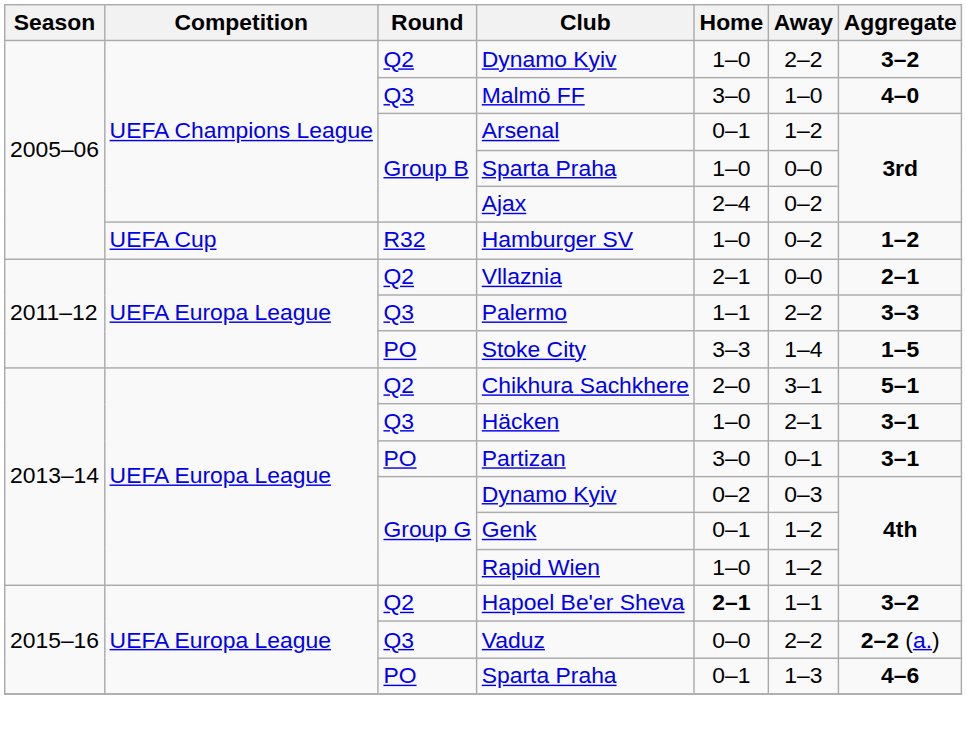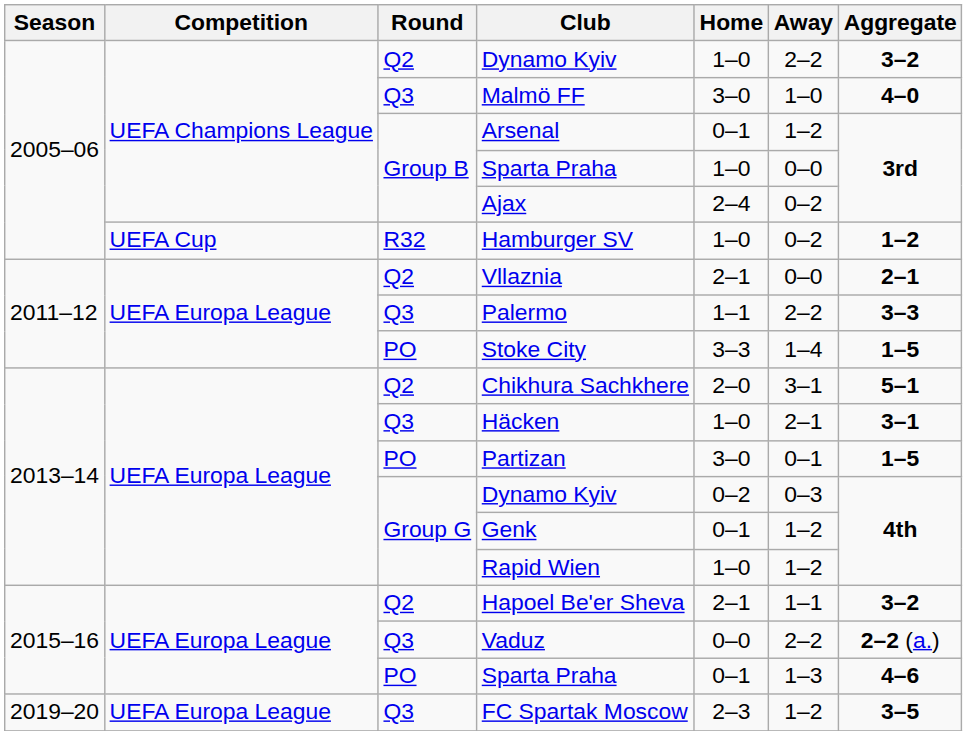(900, 458) 3–1 -> (900, 458) 1–5
(731, 603) bold -> (731, 603) normal
+ row: (399, 712)
